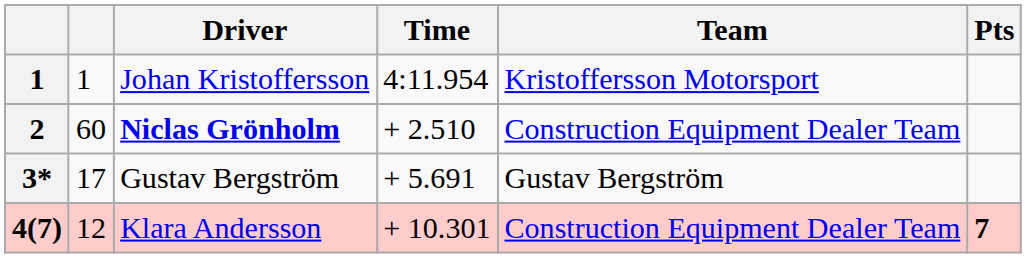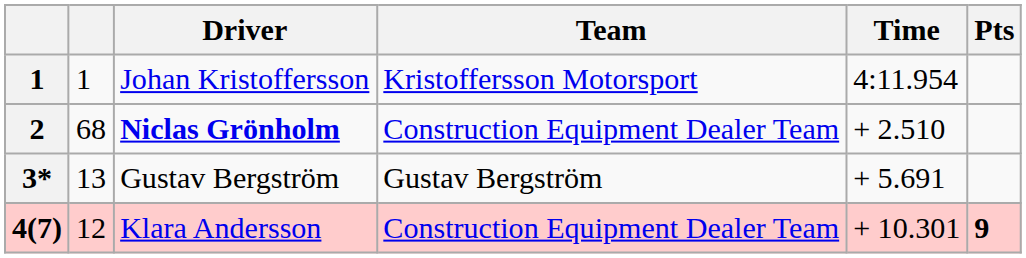columns swapped: (732, 29) <-> (437, 29)
(91, 128) 60 -> (91, 128) 68
(91, 178) 17 -> (91, 178) 13
(982, 227) 7 -> (982, 227) 9
